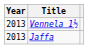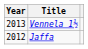(16, 37) 2013 -> (16, 37) 2012
